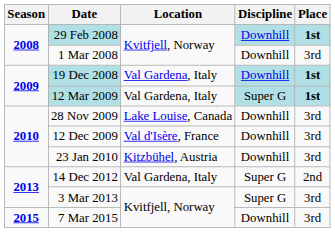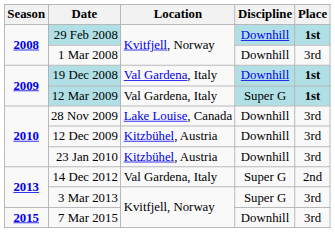(171, 136) Val d'Isère, France -> (171, 136) Kitzbühel, Austria
